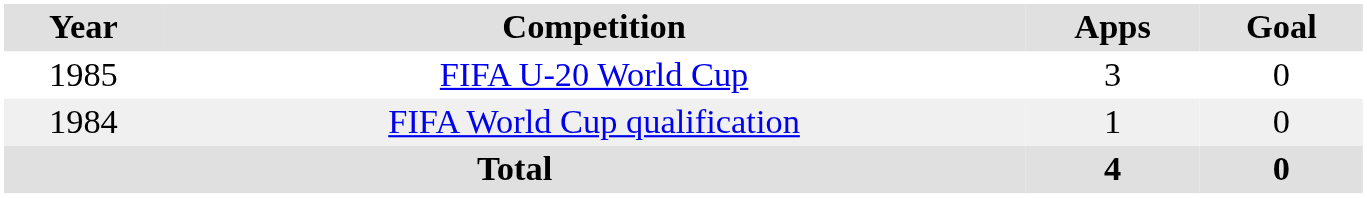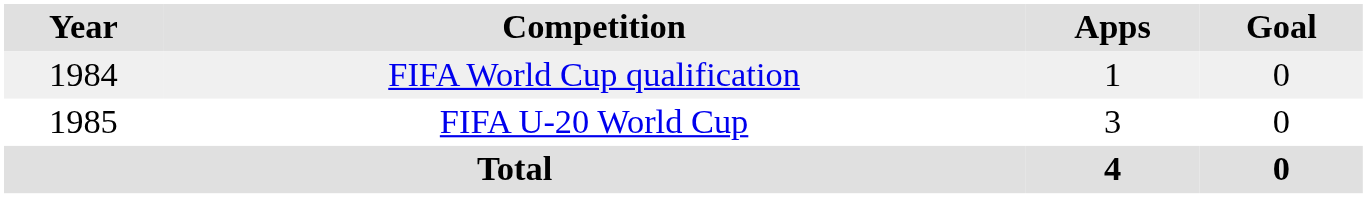rows swapped: (594, 74) <-> (594, 121)
